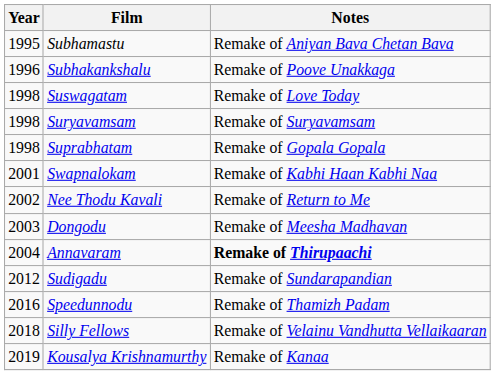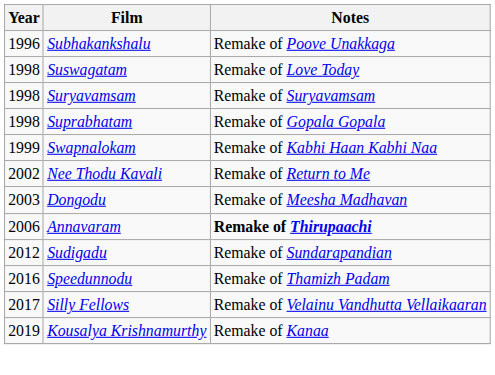- row: (86, 43)
(24, 174) 2001 -> (24, 148) 1999
(24, 252) 2004 -> (24, 226) 2006
(24, 330) 2018 -> (24, 304) 2017
